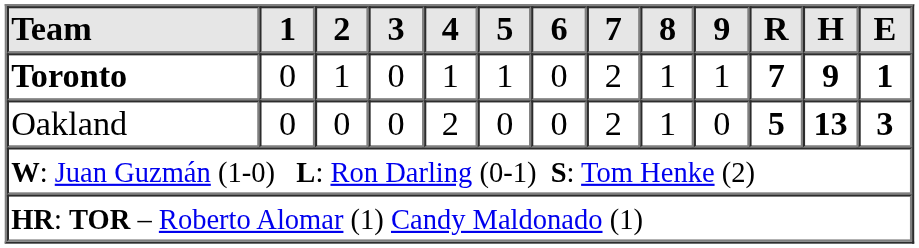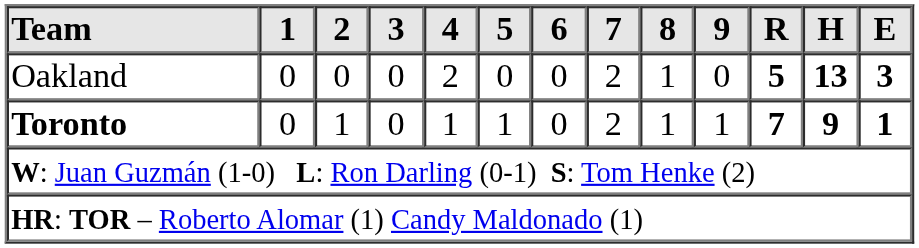rows swapped: (69, 76) <-> (69, 123)
